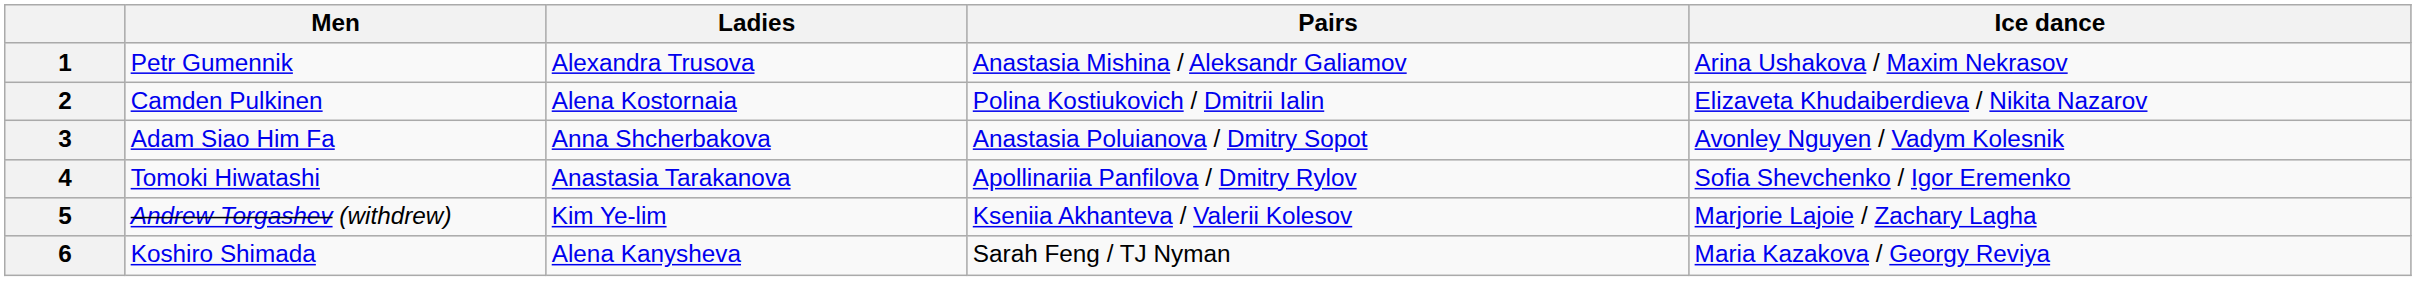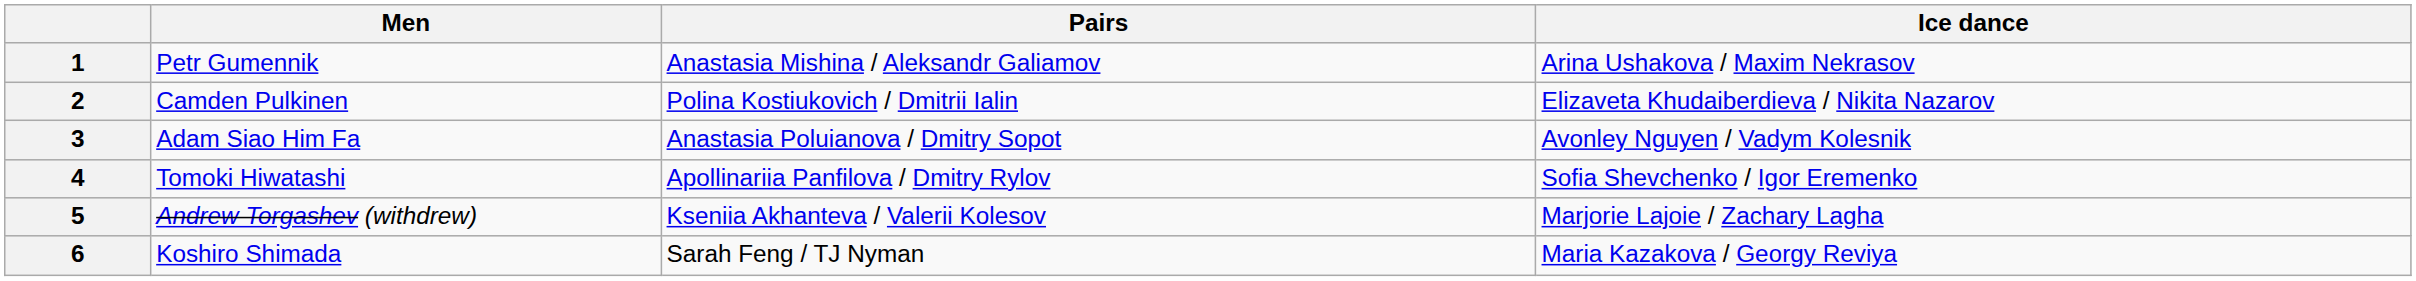- column: (757, 23)
